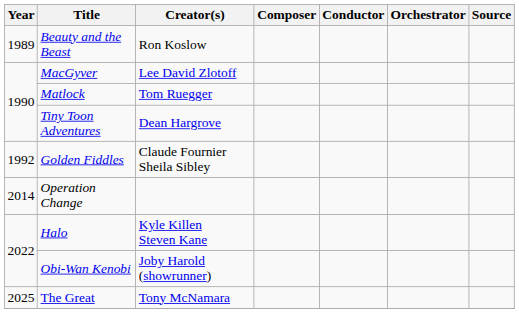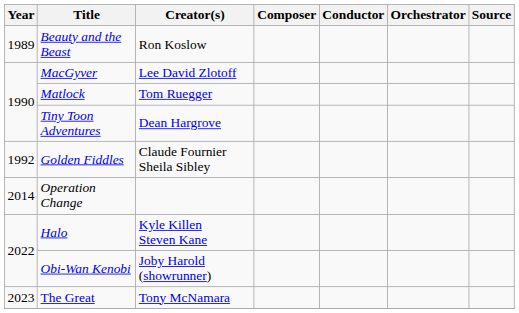(21, 297) 2025 -> (21, 297) 2023
